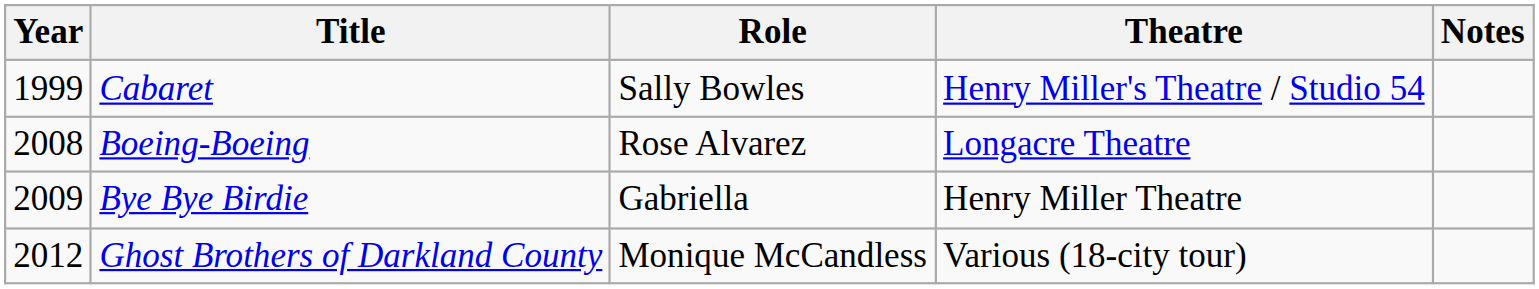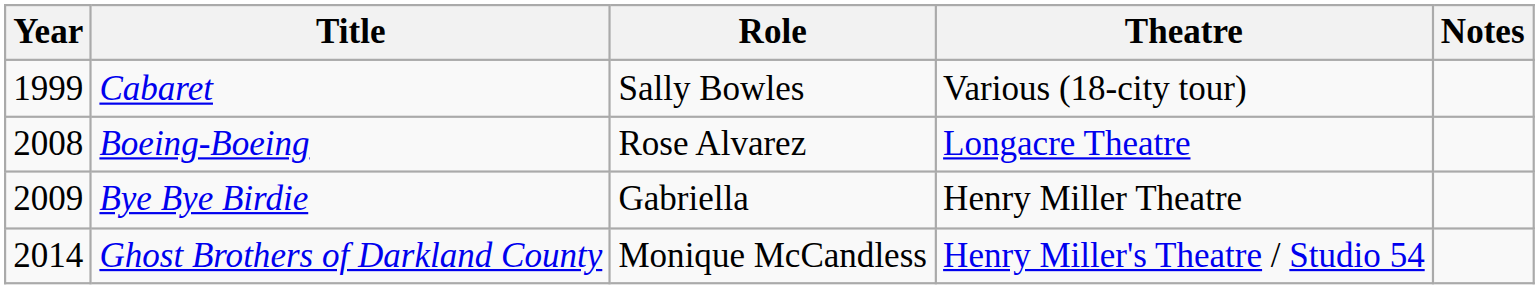(1184, 87) Henry Miller's Theatre / Studio 54 -> (1095, 87) Various (18-city tour)
(48, 254) 2012 -> (48, 254) 2014
(1095, 254) Various (18-city tour) -> (1184, 254) Henry Miller's Theatre / Studio 54
